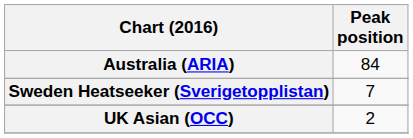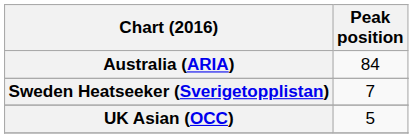(370, 118) 2 -> (370, 118) 5
